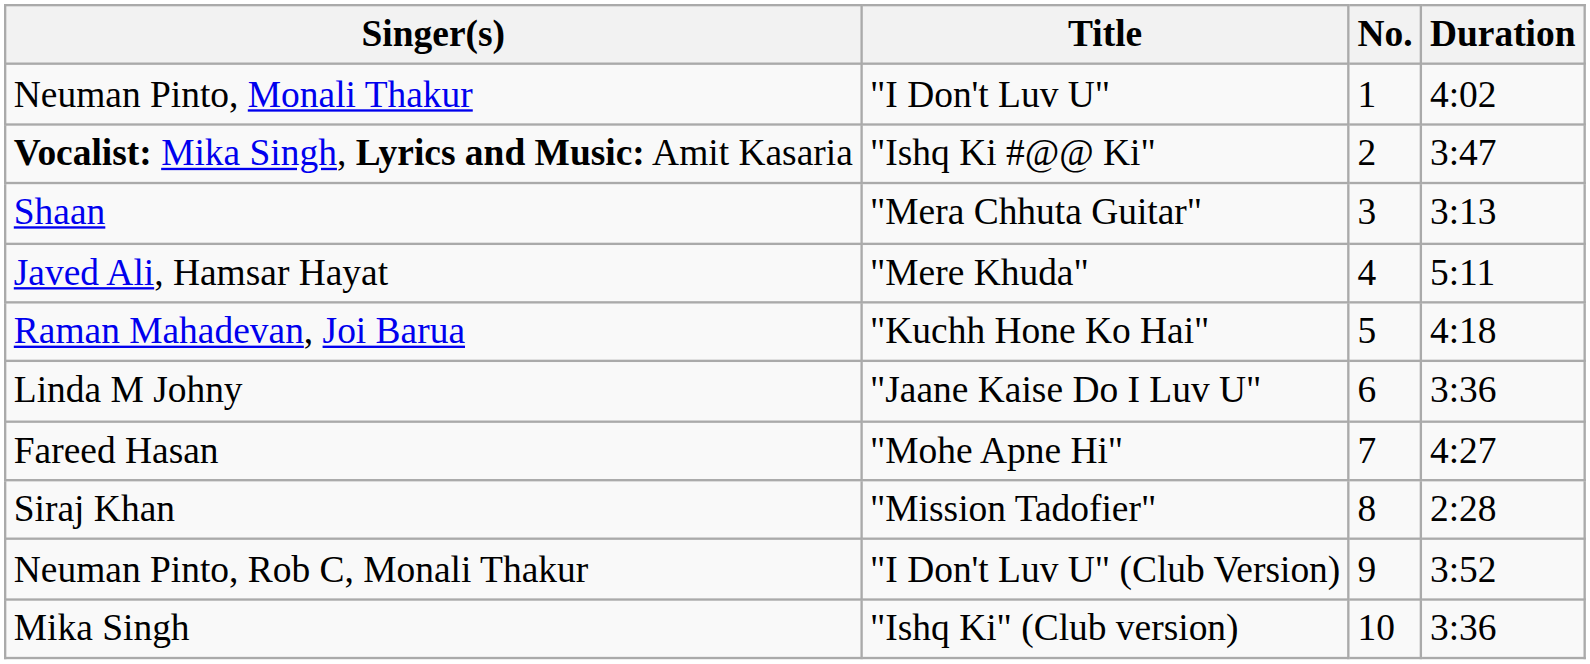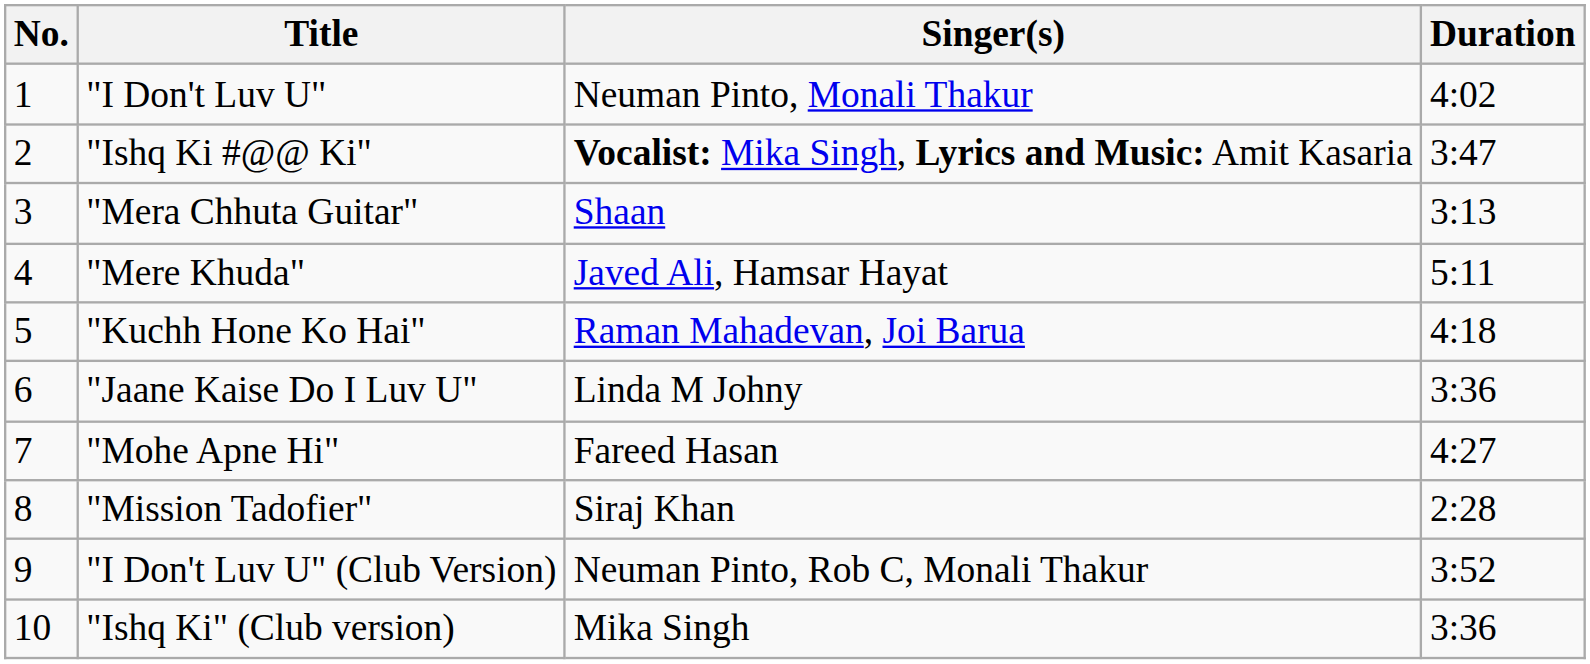columns swapped: (1385, 34) <-> (433, 34)
